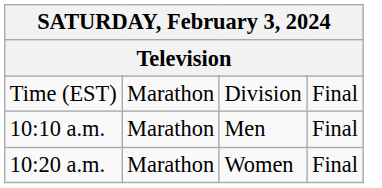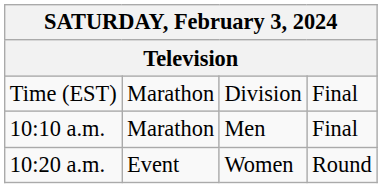(171, 164) Marathon -> (153, 164) Event
(335, 164) Final -> (342, 164) Round
